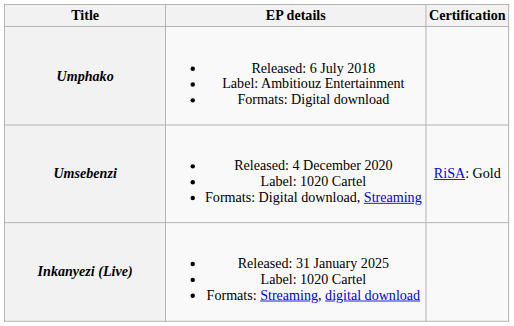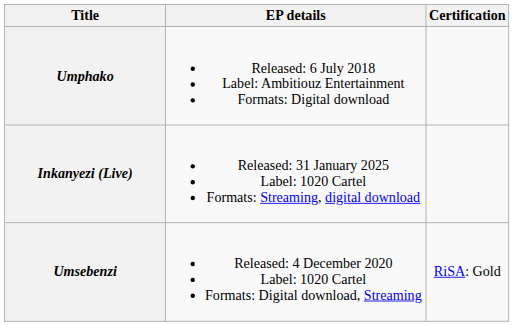rows swapped: (85, 174) <-> (85, 272)
